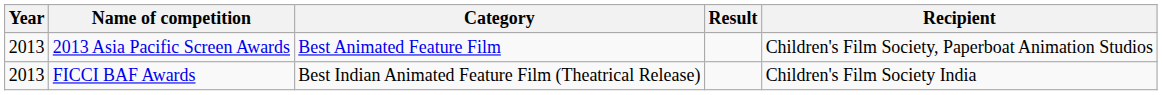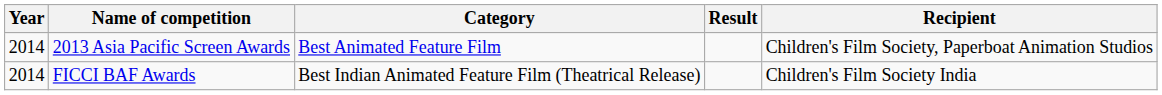(27, 47) 2013 -> (27, 47) 2014
(27, 75) 2013 -> (27, 75) 2014
